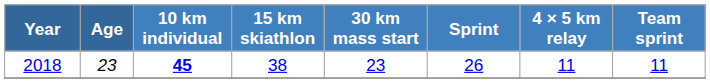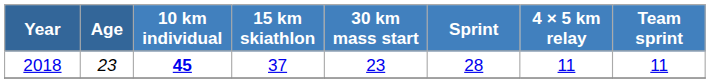(278, 65) 38 -> (278, 65) 37
(474, 65) 26 -> (474, 65) 28
